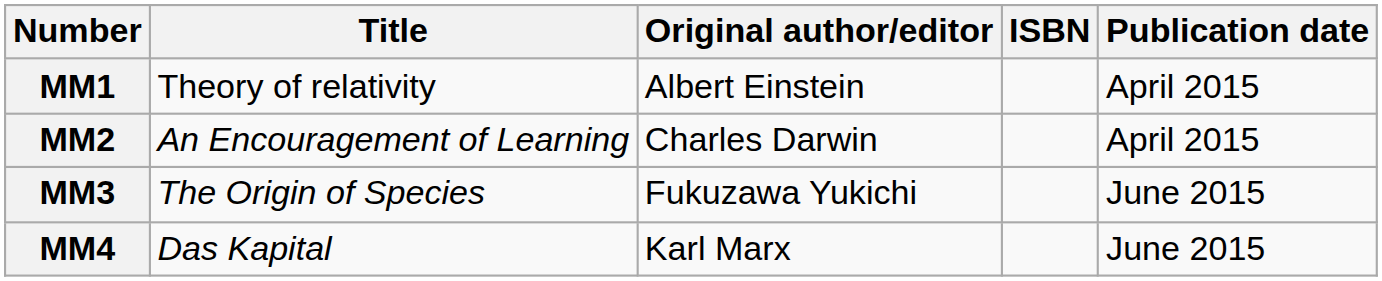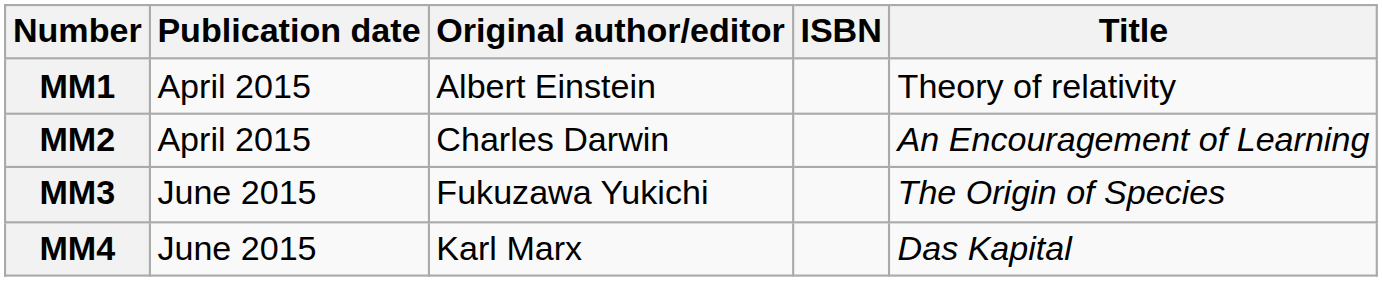columns swapped: (393, 31) <-> (1238, 31)
